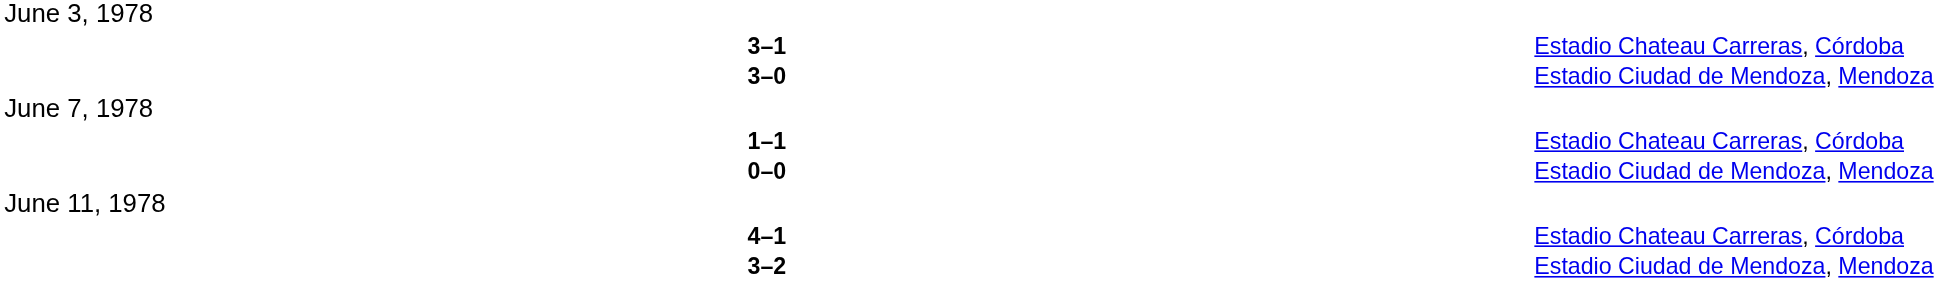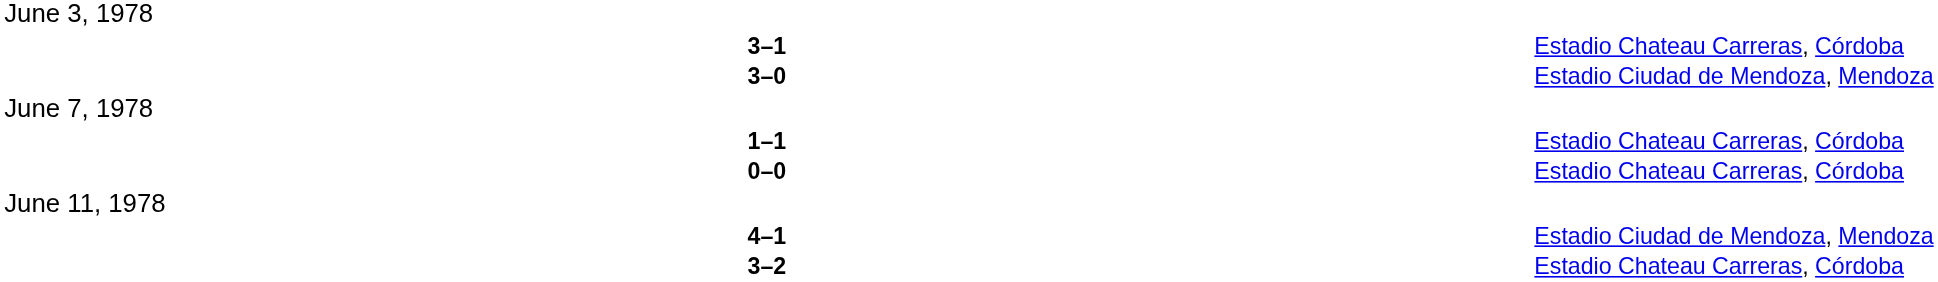(1734, 171) Estadio Ciudad de Mendoza, Mendoza -> (1719, 171) Estadio Chateau Carreras, Córdoba
(1719, 236) Estadio Chateau Carreras, Córdoba -> (1734, 236) Estadio Ciudad de Mendoza, Mendoza
(1734, 266) Estadio Ciudad de Mendoza, Mendoza -> (1719, 266) Estadio Chateau Carreras, Córdoba
